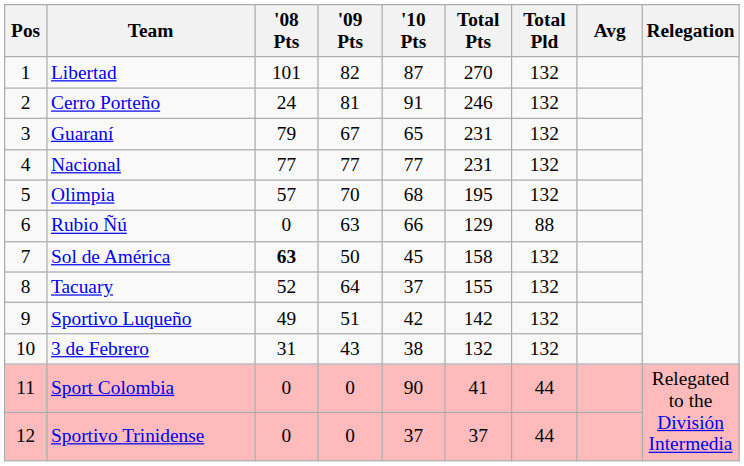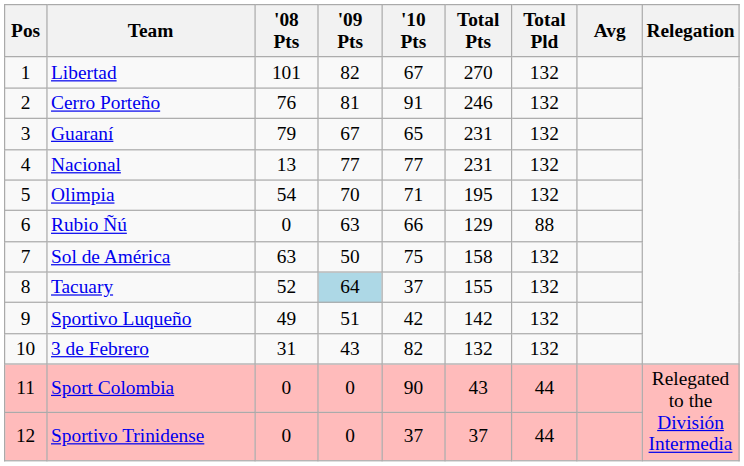(413, 72) 87 -> (413, 72) 67
(286, 103) 24 -> (286, 103) 76
(286, 164) 77 -> (286, 164) 13
(286, 195) 57 -> (286, 195) 54
(413, 195) 68 -> (413, 195) 71
(286, 256) bold -> (286, 256) normal
(413, 256) 45 -> (413, 256) 75
(350, 287) no background -> (350, 287) lightblue background
(413, 348) 38 -> (413, 348) 82
(478, 388) 41 -> (478, 388) 43
